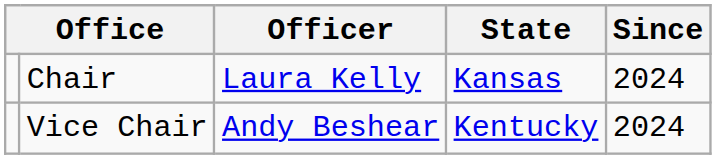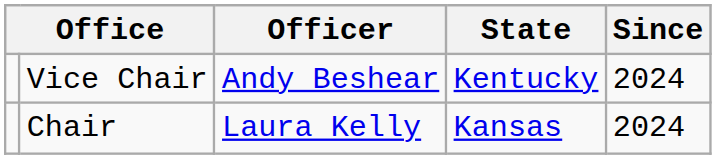rows swapped: (72, 79) <-> (117, 128)
